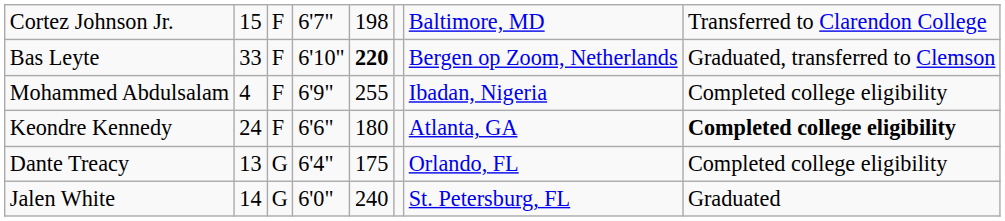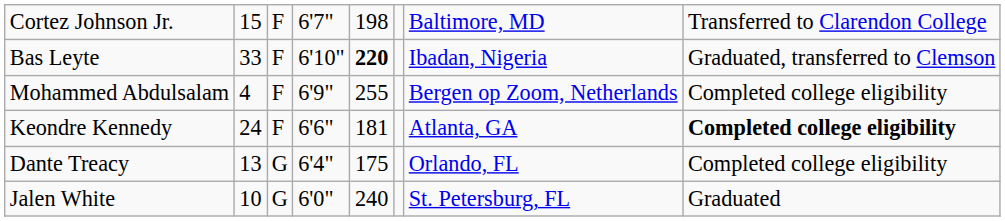(543, 57) Bergen op Zoom, Netherlands -> (478, 57) Ibadan, Nigeria
(478, 92) Ibadan, Nigeria -> (543, 92) Bergen op Zoom, Netherlands
(372, 127) 180 -> (372, 127) 181
(250, 198) 14 -> (250, 198) 10
